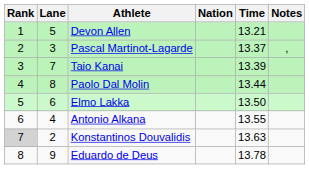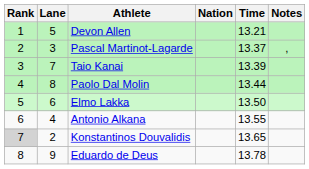(252, 137) 13.63 -> (252, 137) 13.65
